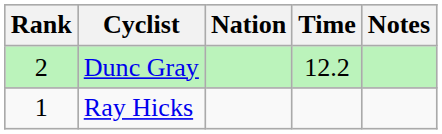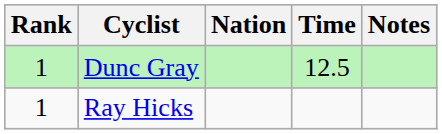(41, 66) 2 -> (41, 66) 1
(327, 66) 12.2 -> (327, 66) 12.5
